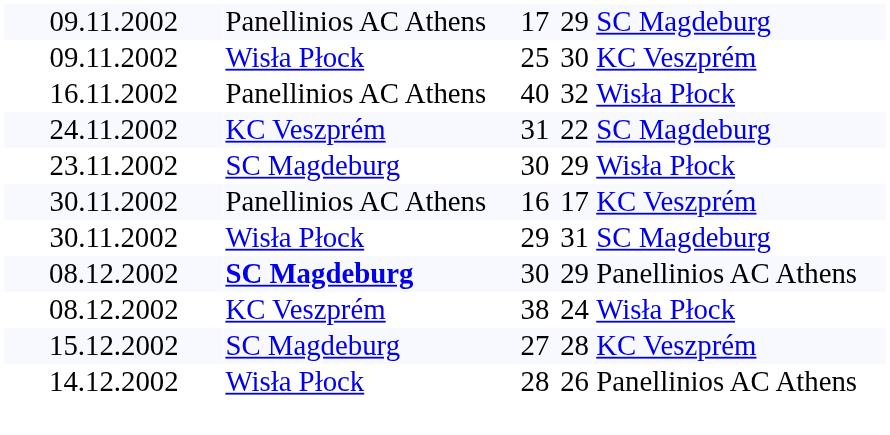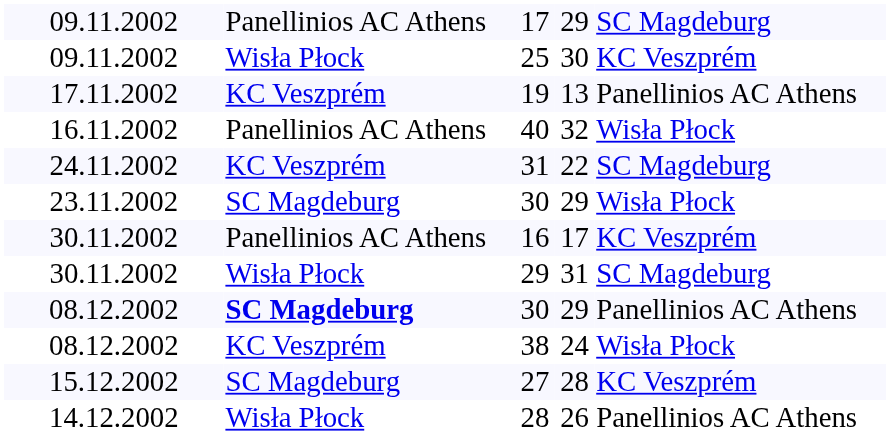+ row: (114, 93)
